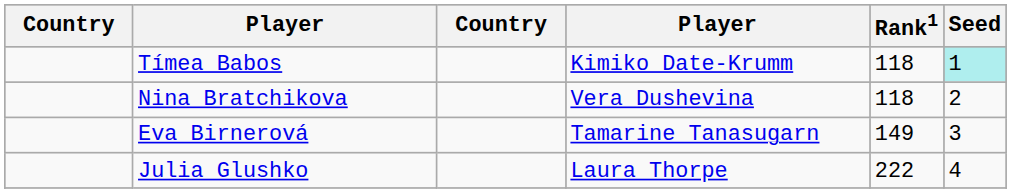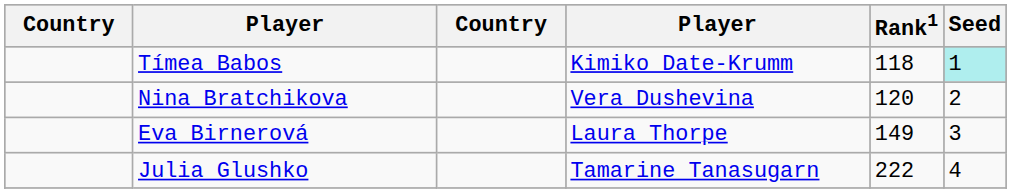(894, 99) 118 -> (894, 99) 120
(695, 135) Tamarine Tanasugarn -> (649, 135) Laura Thorpe
(649, 171) Laura Thorpe -> (695, 171) Tamarine Tanasugarn
